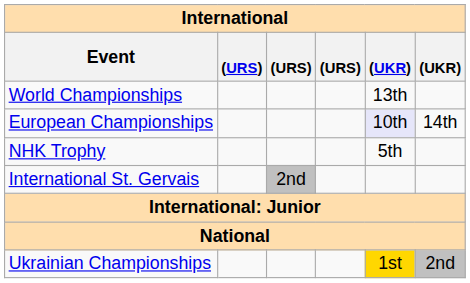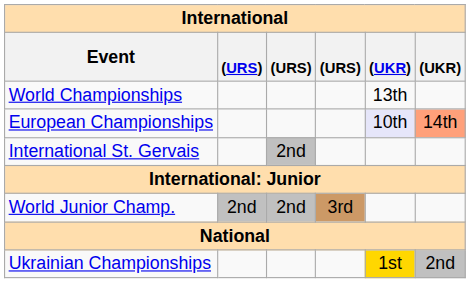(440, 123) no background -> (440, 123) lightsalmon background
- row: (57, 151)
+ row: (92, 207)
